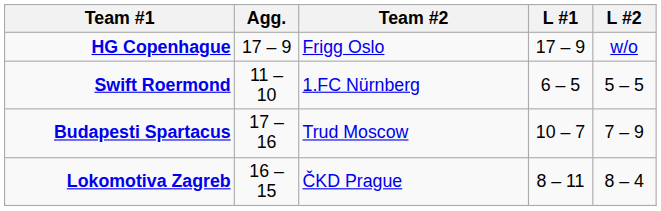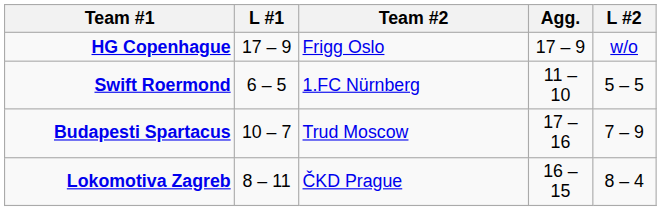columns swapped: (267, 18) <-> (560, 18)
